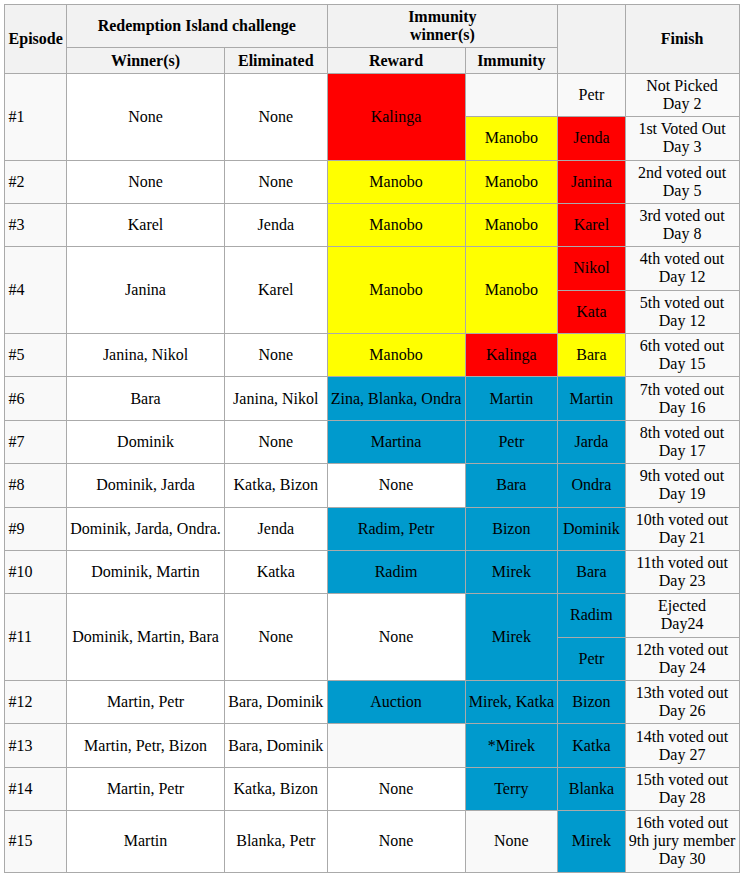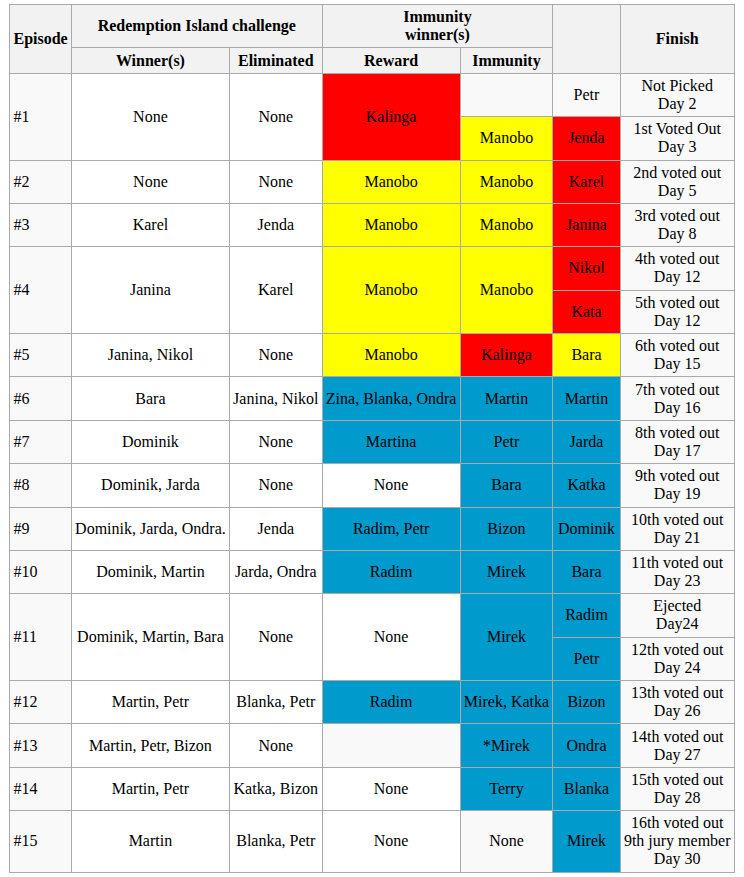(591, 181) Janina -> (586, 181) Karel
(591, 225) Karel -> (586, 225) Janina
(276, 485) Katka, Bizon -> (276, 485) None
(591, 485) Ondra -> (586, 485) Katka
(276, 572) Katka -> (276, 572) Jarda, Ondra
(276, 702) Bara, Dominik -> (276, 702) Blanka, Petr
(396, 702) Auction -> (391, 702) Radim
(276, 745) Bara, Dominik -> (276, 745) None
(591, 745) Katka -> (586, 745) Ondra
